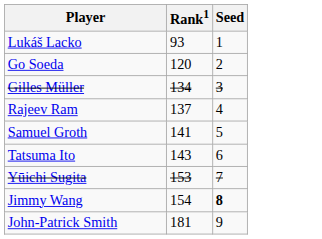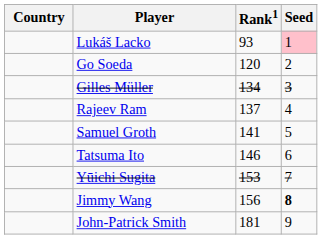+ column: (39, 17)
(219, 42) no background -> (288, 42) pink background
(181, 155) 143 -> (250, 155) 146
(181, 200) 154 -> (250, 200) 156
